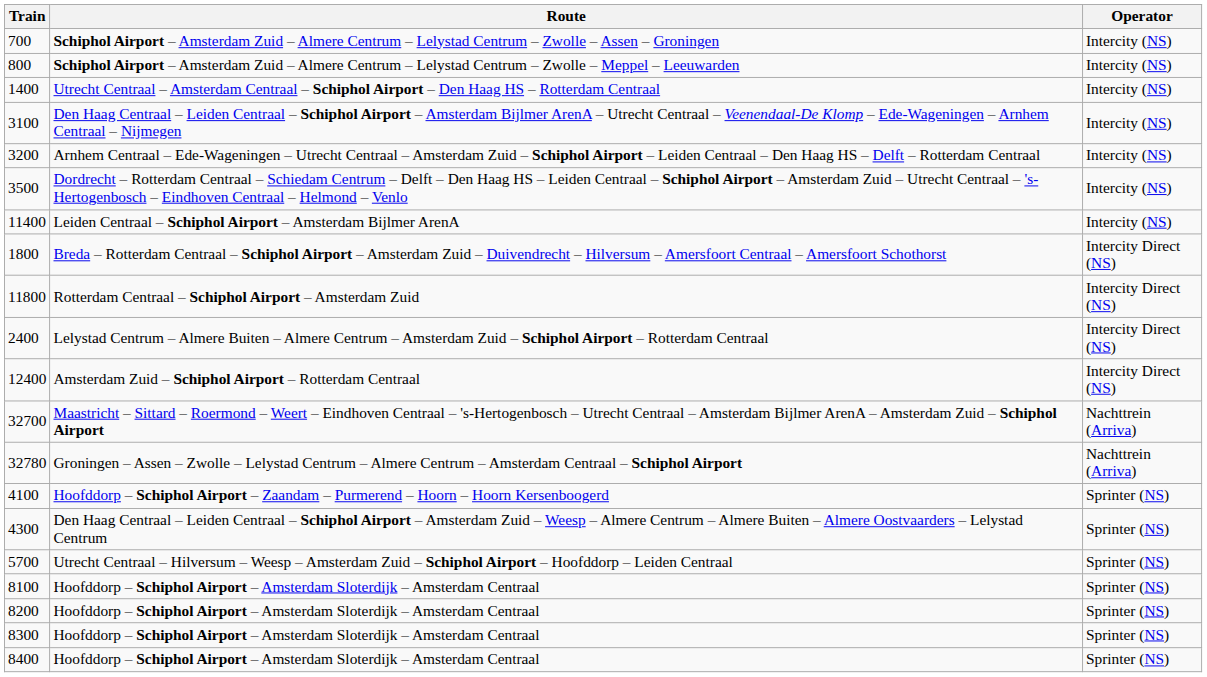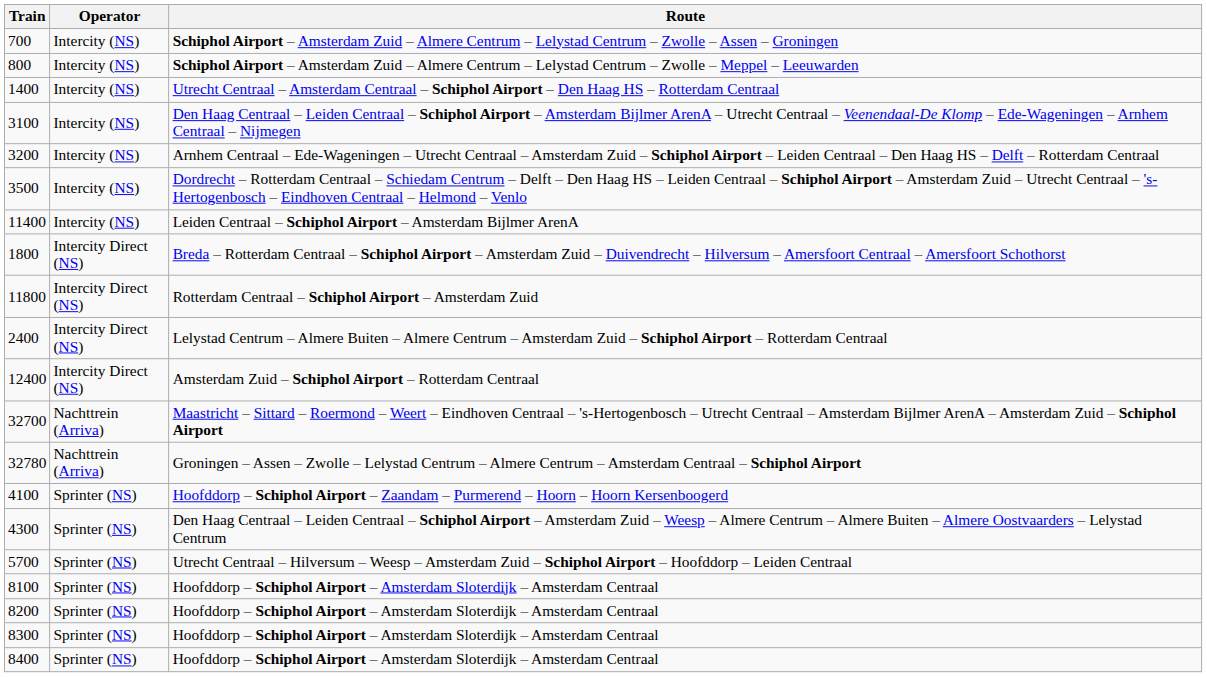columns swapped: (1142, 16) <-> (566, 16)
